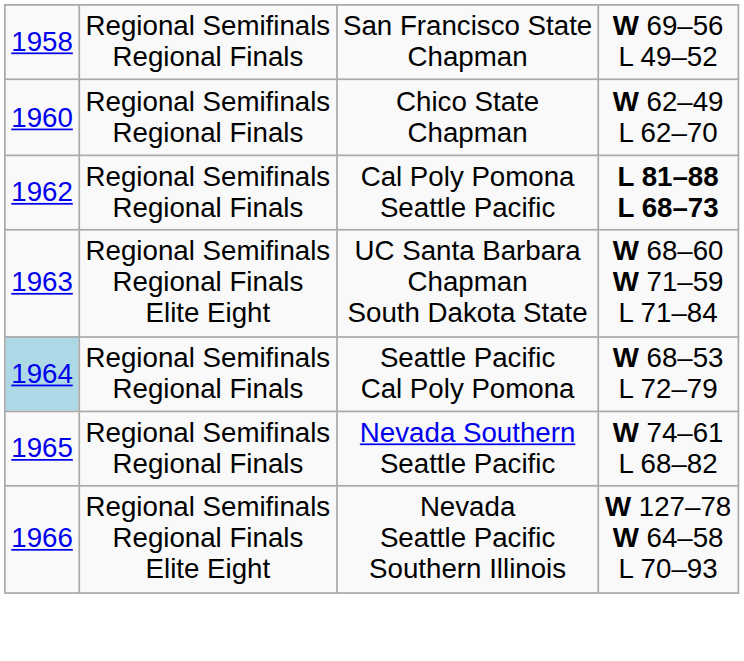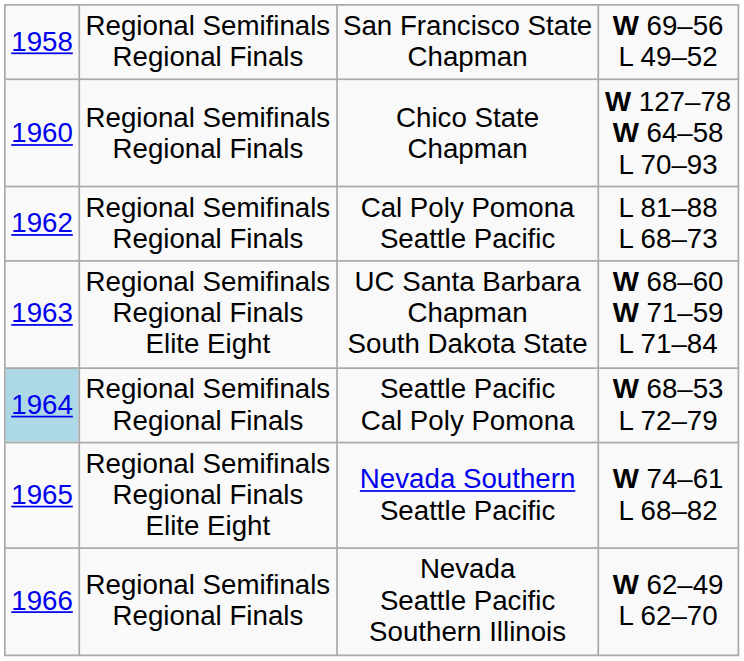(668, 117) W 62–49 L 62–70 -> (668, 132) W 127–78 W 64–58 L 70–93
(668, 192) bold -> (668, 223) normal
(208, 448) Regional Semifinals Regional Finals -> (208, 495) Regional Semifinals Regional Finals Elite Eight
(208, 538) Regional Semifinals Regional Finals Elite Eight -> (208, 601) Regional Semifinals Regional Finals
(668, 538) W 127–78 W 64–58 L 70–93 -> (668, 601) W 62–49 L 62–70
